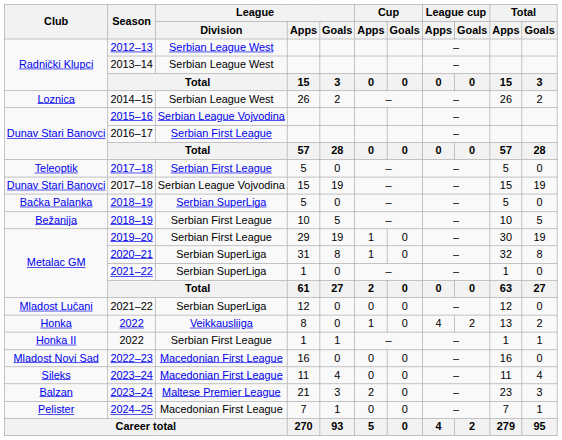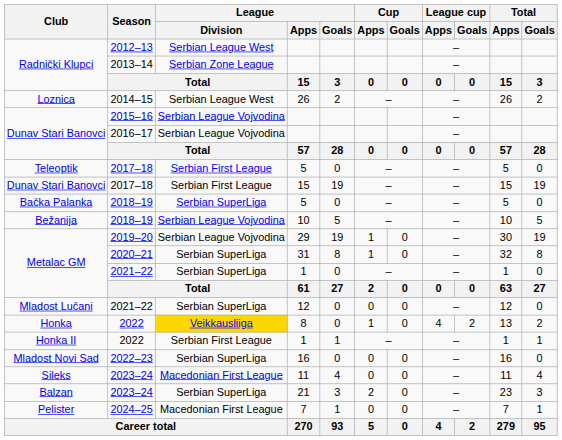(221, 64) Serbian League West -> (221, 64) Serbian Zone League
(221, 133) Serbian First League -> (221, 133) Serbian League Vojvodina
(221, 185) Serbian League Vojvodina -> (221, 185) Serbian First League
(221, 220) Serbian First League -> (221, 220) Serbian League Vojvodina
(221, 237) Serbian First League -> (221, 237) Serbian League Vojvodina
(221, 323) no background -> (221, 323) gold background
(221, 358) Macedonian First League -> (221, 358) Serbian SuperLiga
(221, 392) Maltese Premier League -> (221, 392) Serbian SuperLiga
